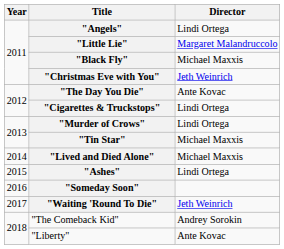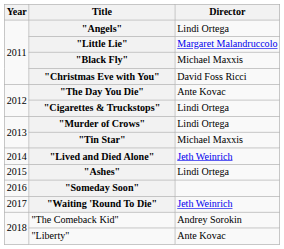(205, 76) Jeth Weinrich -> (212, 76) David Foss Ricci
(210, 156) Michael Maxxis -> (205, 156) Jeth Weinrich
